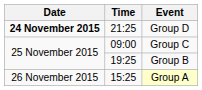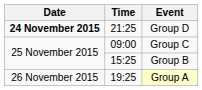(123, 61) 19:25 -> (123, 61) 15:25
(123, 77) 15:25 -> (123, 77) 19:25
